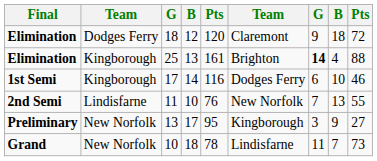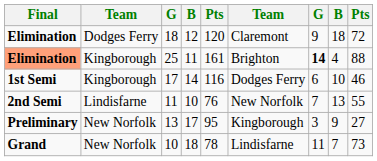(42, 58) no background -> (42, 58) lightsalmon background
(191, 58) 13 -> (191, 58) 11
